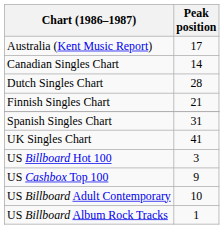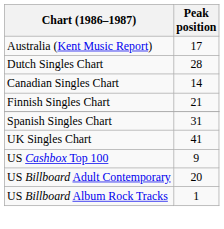rows swapped: (63, 64) <-> (55, 83)
- row: (59, 158)
(196, 196) 10 -> (196, 177) 20
